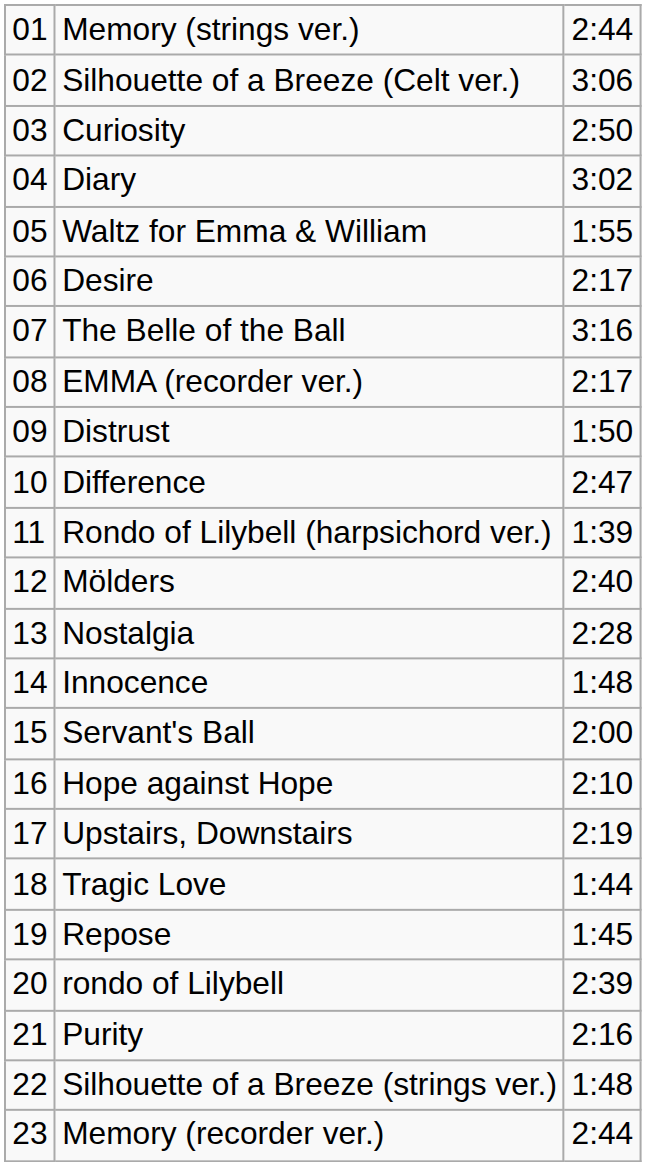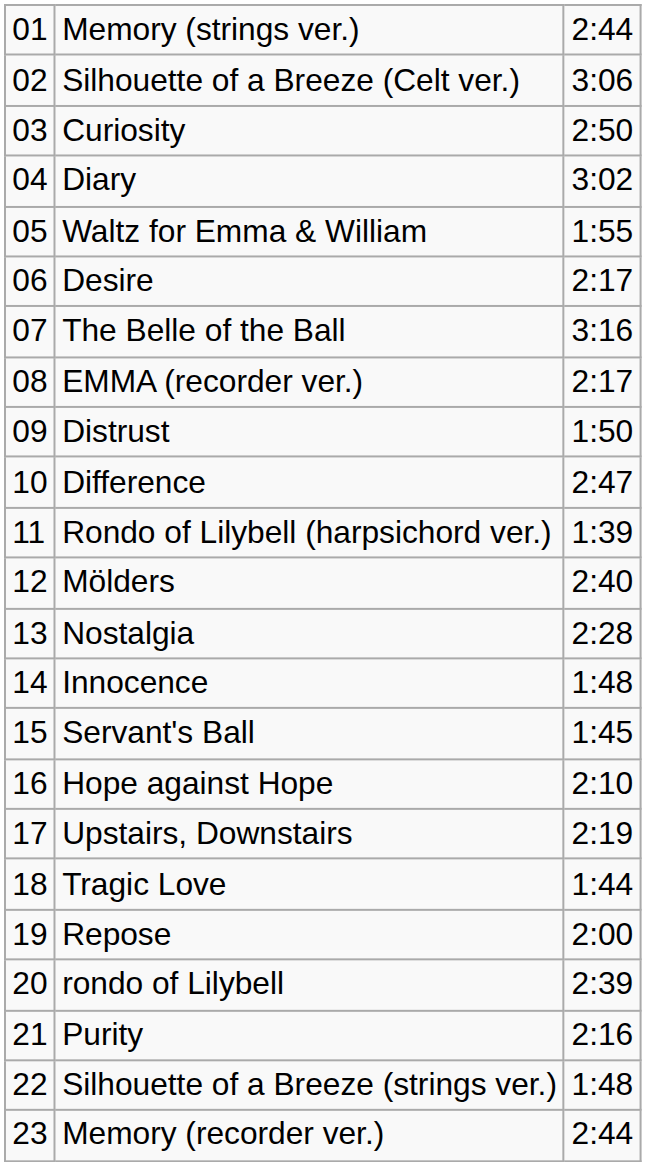(602, 733) 2:00 -> (602, 733) 1:45
(602, 933) 1:45 -> (602, 933) 2:00
